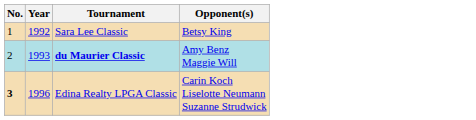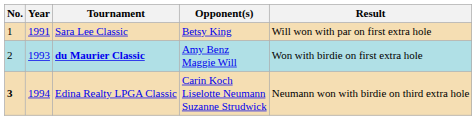+ column: (371, 13)
(39, 31) 1992 -> (39, 31) 1991
(39, 93) 1996 -> (39, 93) 1994
